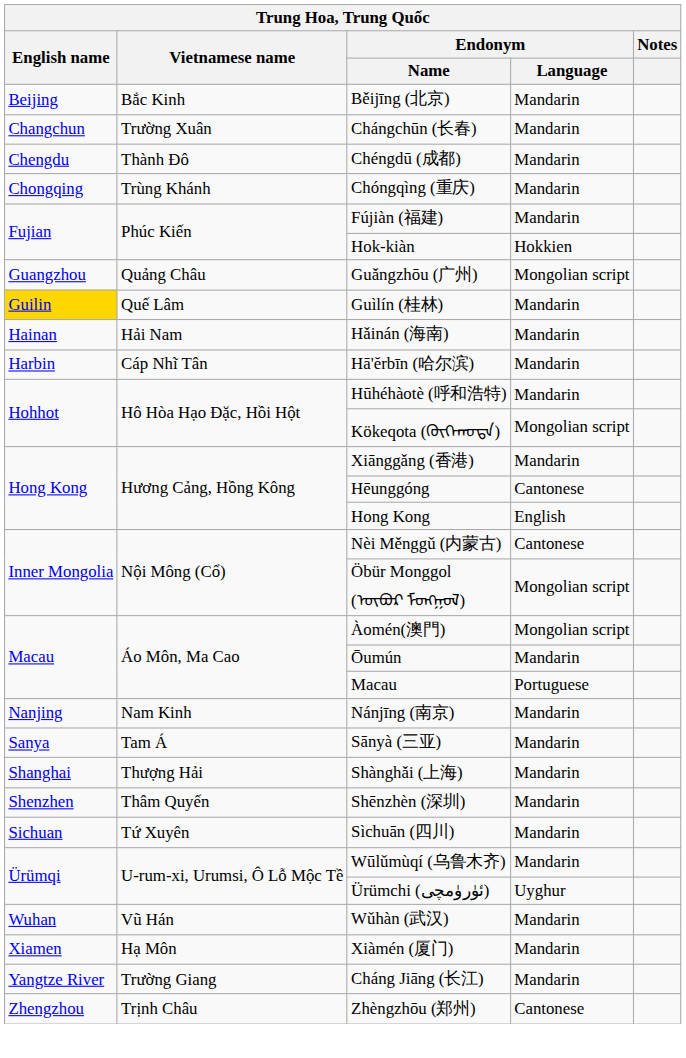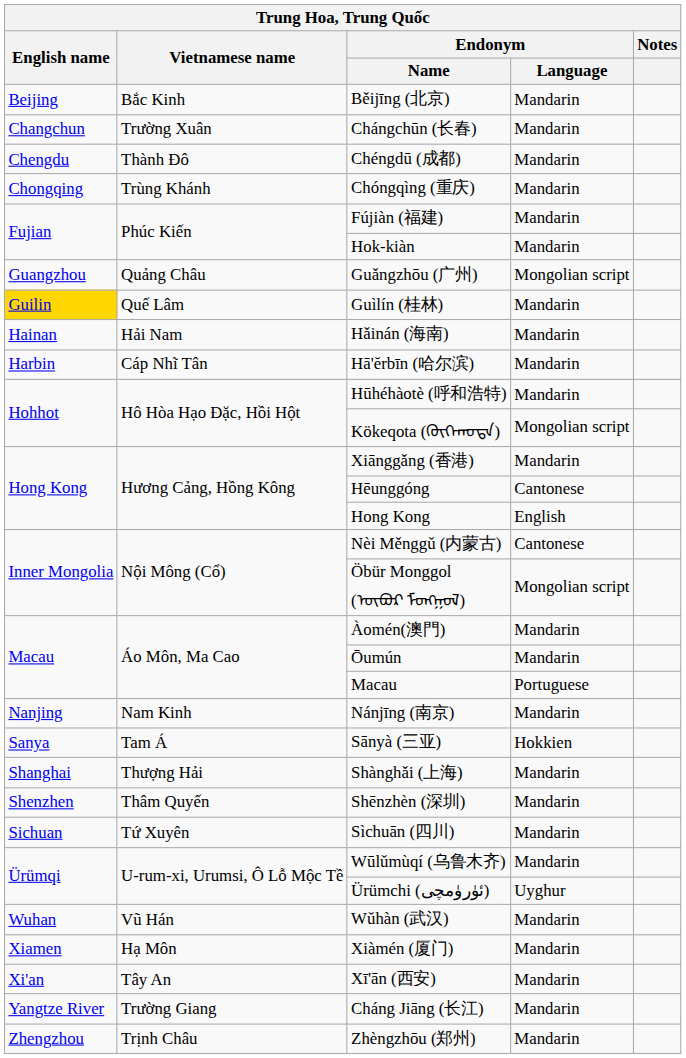(543, 246) Hokkien -> (547, 246) Mandarin
(572, 629) Mongolian script -> (547, 629) Mandarin
(547, 742) Mandarin -> (543, 742) Hokkien
+ row: (393, 978)
(549, 1008) Cantonese -> (547, 1038) Mandarin
